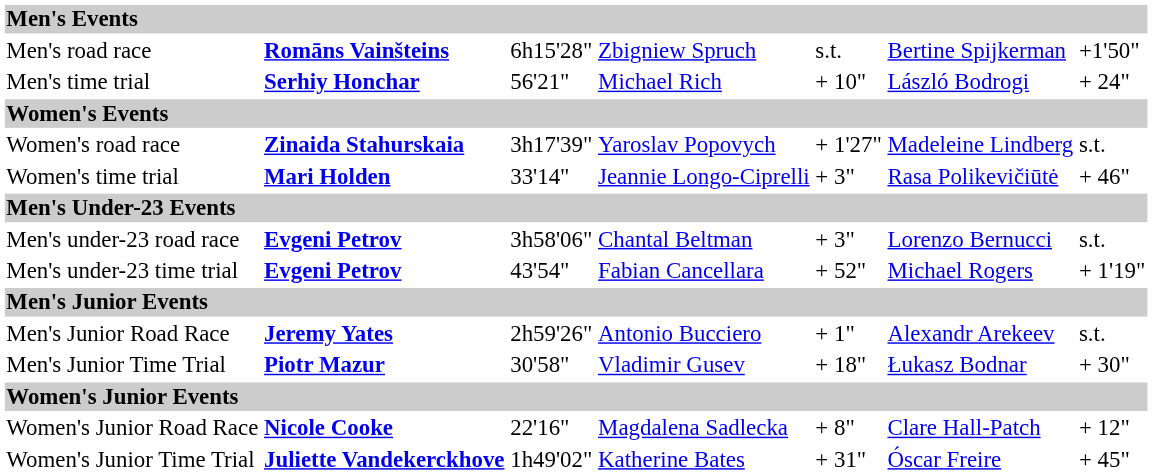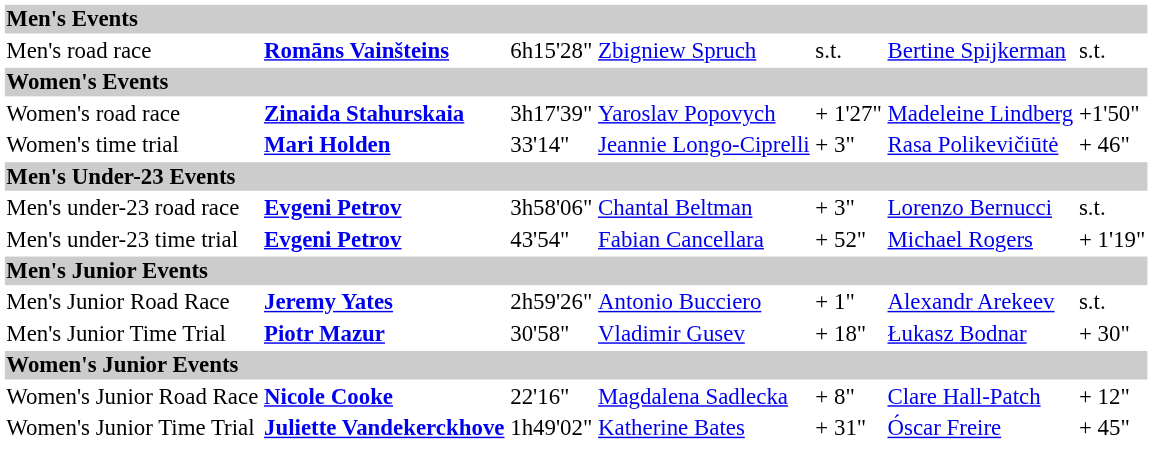(1109, 50) +1'50" -> (1092, 50) s.t.
- row: (78, 81)
(1092, 144) s.t. -> (1109, 113) +1'50"
